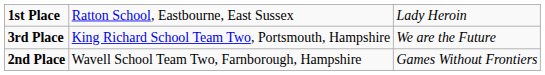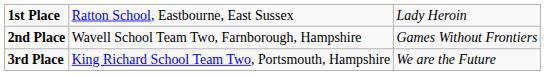rows swapped: (36, 59) <-> (36, 37)
